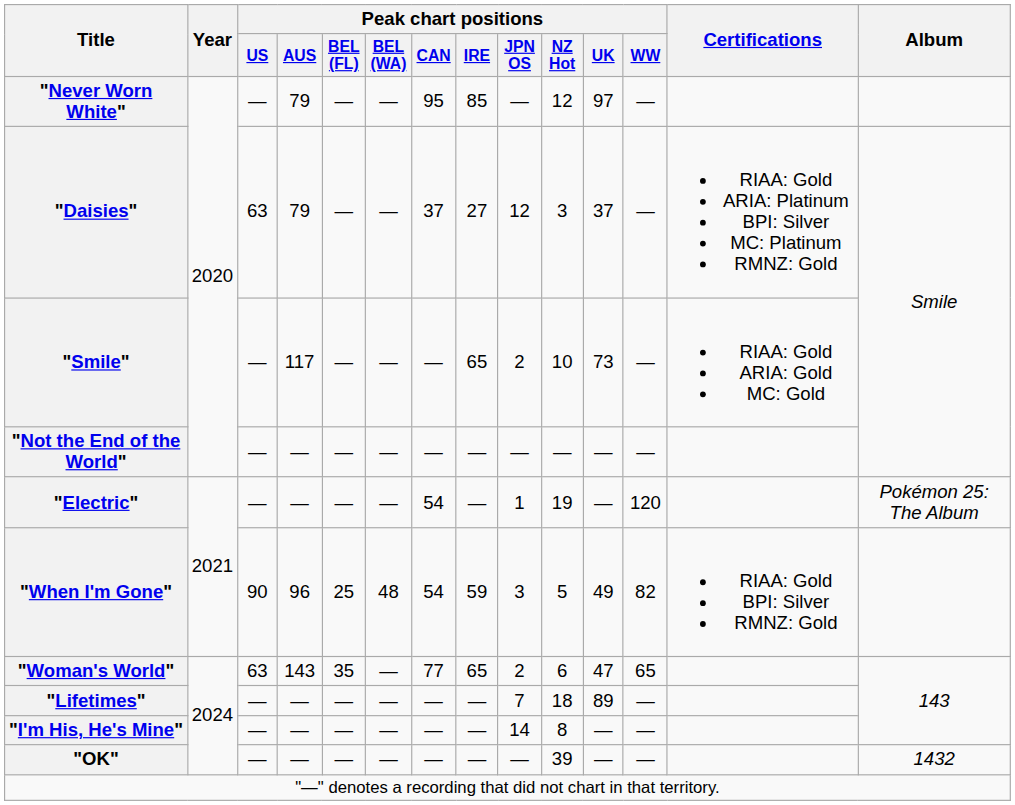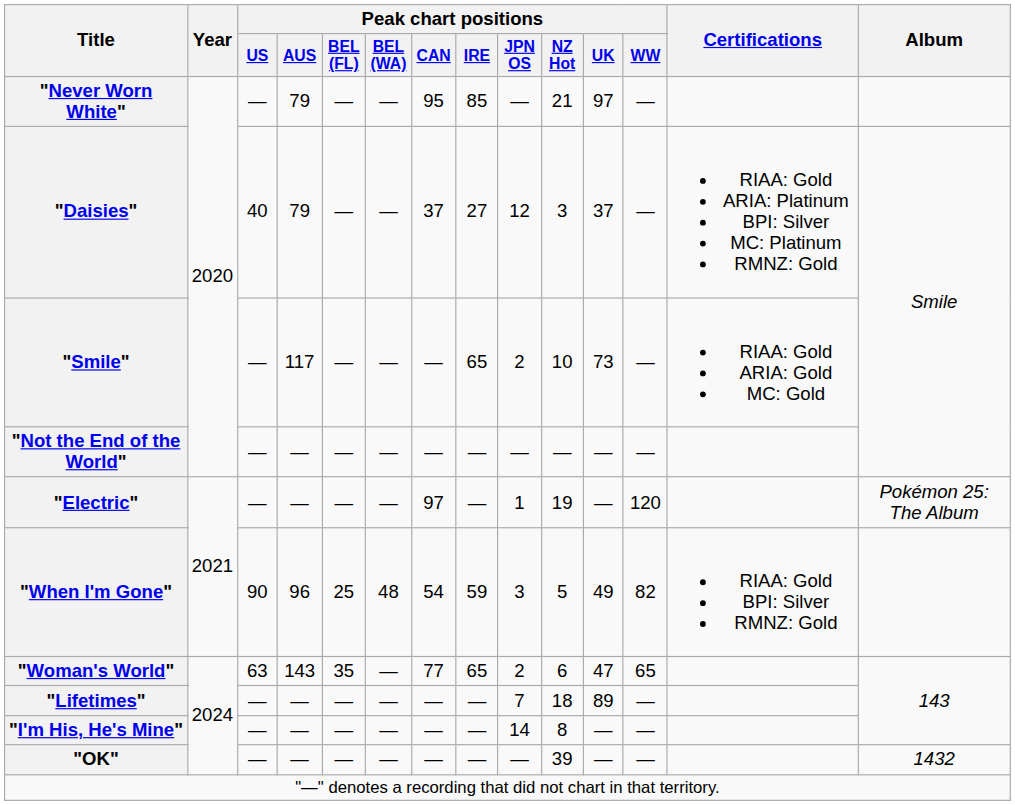(562, 101) 12 -> (562, 101) 21
(257, 211) 63 -> (257, 211) 40
(434, 502) 54 -> (434, 502) 97
